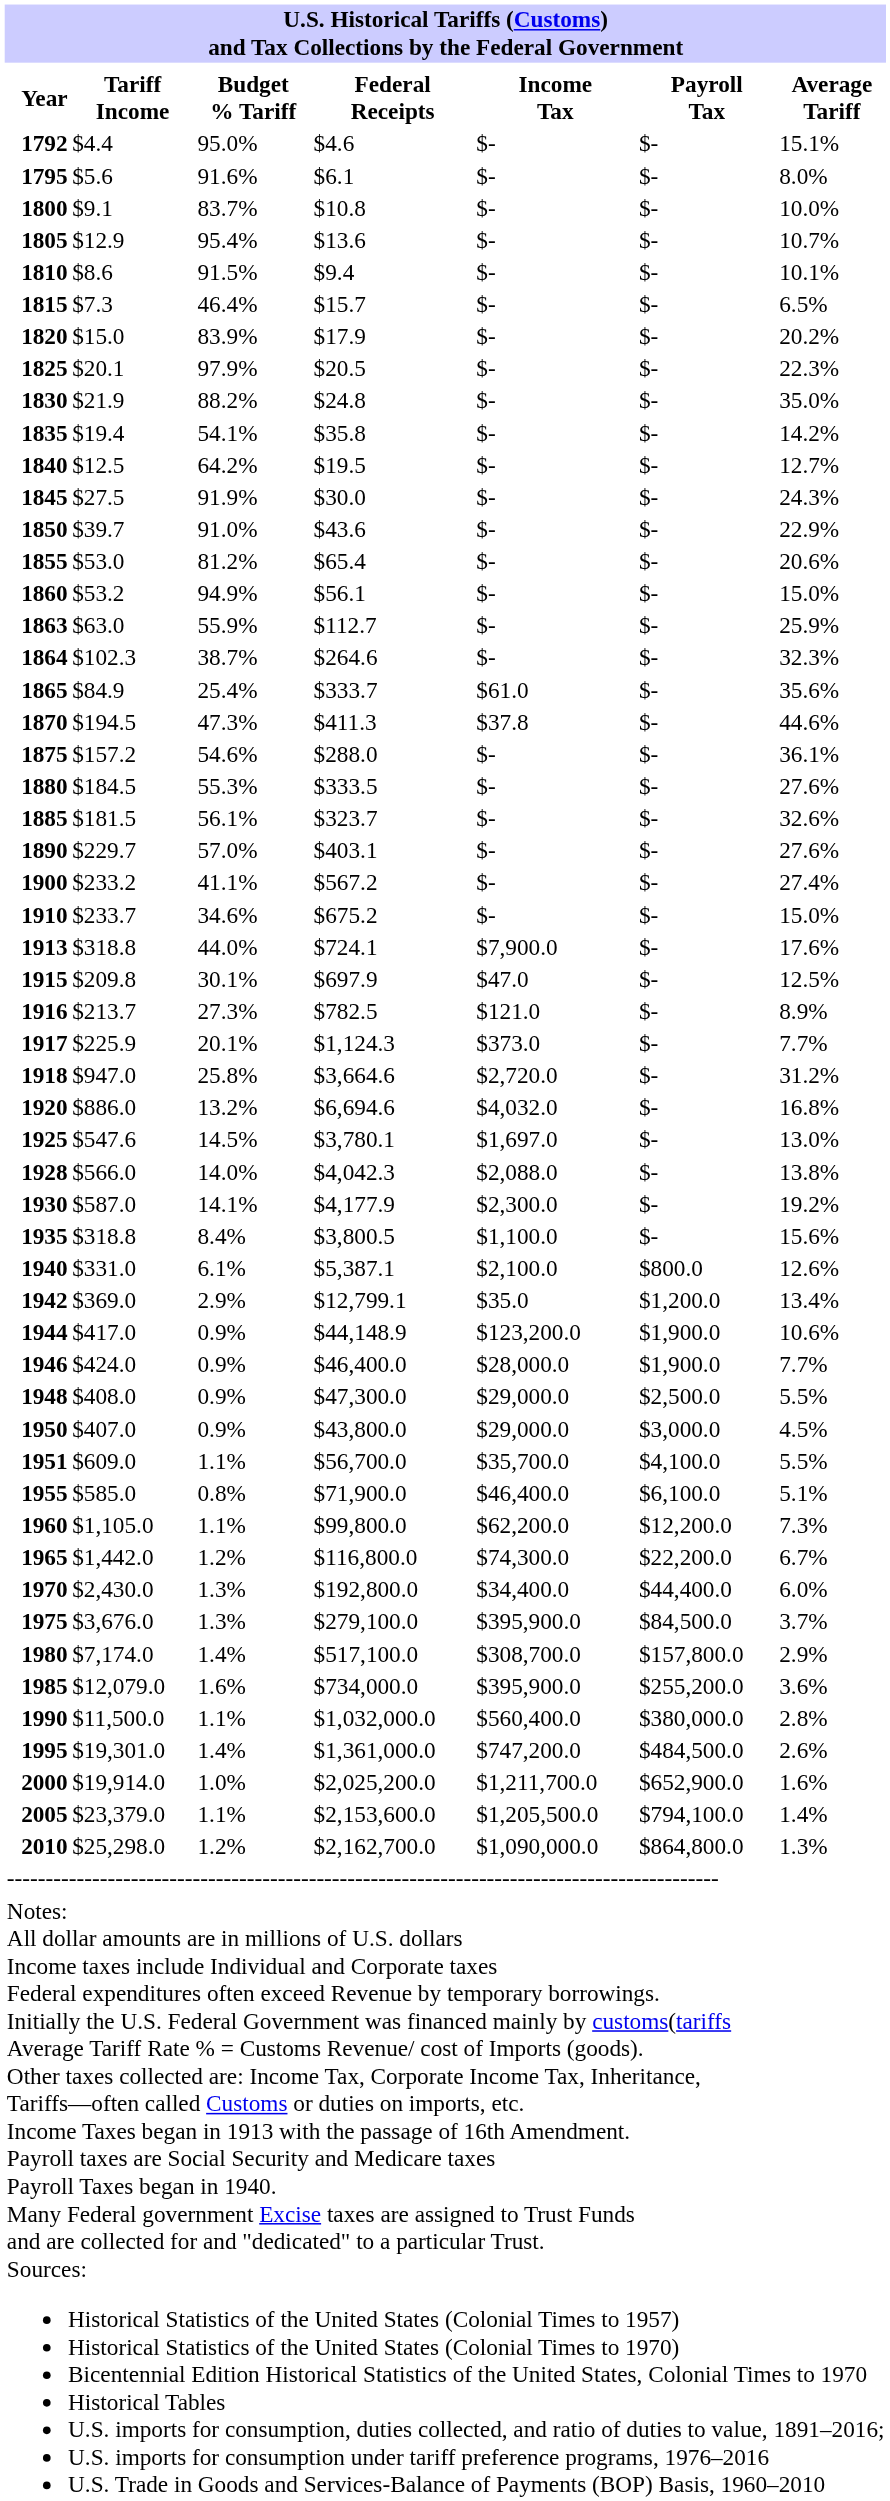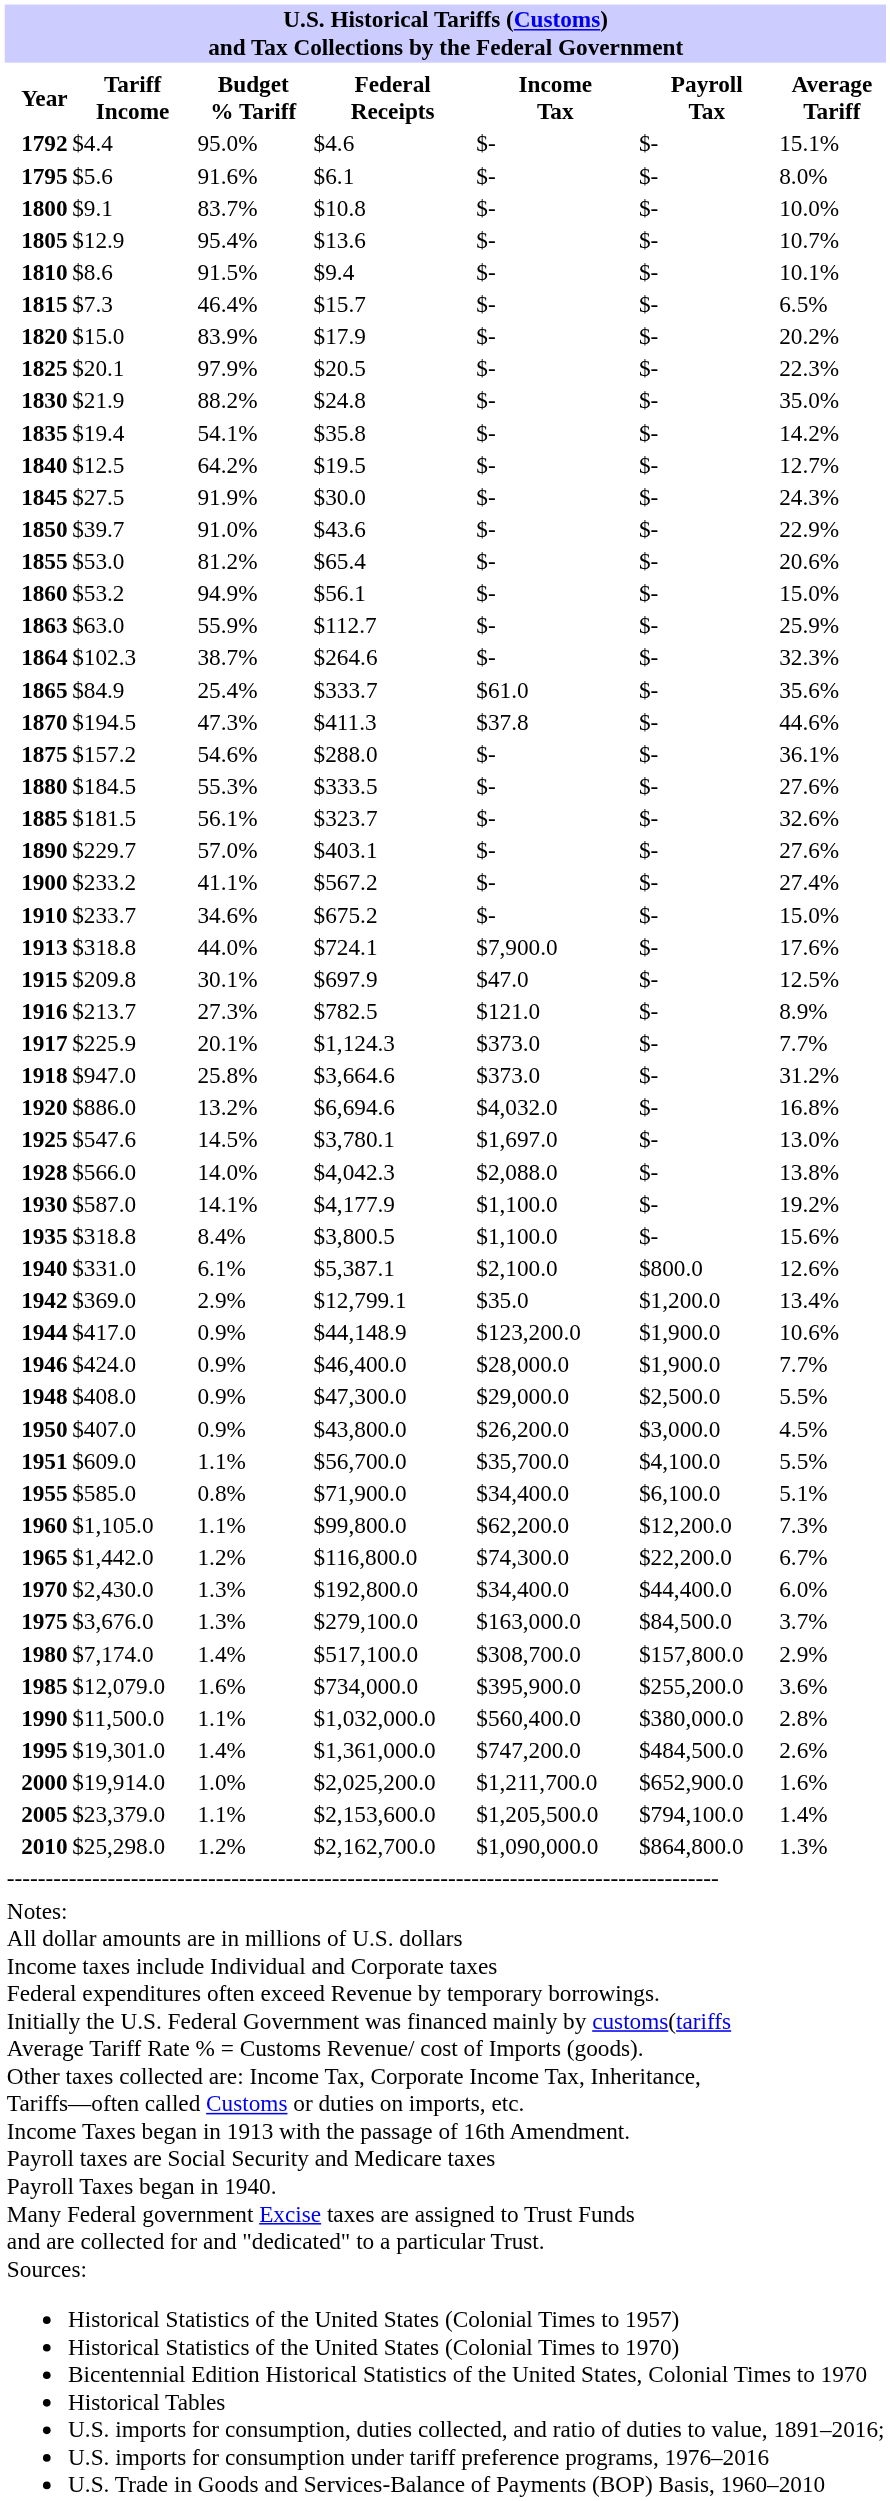(517, 1075) $2,720.0 -> (508, 1075) $373.0
(517, 1203) $2,300.0 -> (517, 1203) $1,100.0
(523, 1428) $29,000.0 -> (523, 1428) $26,200.0
(523, 1492) $46,400.0 -> (523, 1492) $34,400.0
(529, 1621) $395,900.0 -> (529, 1621) $163,000.0
